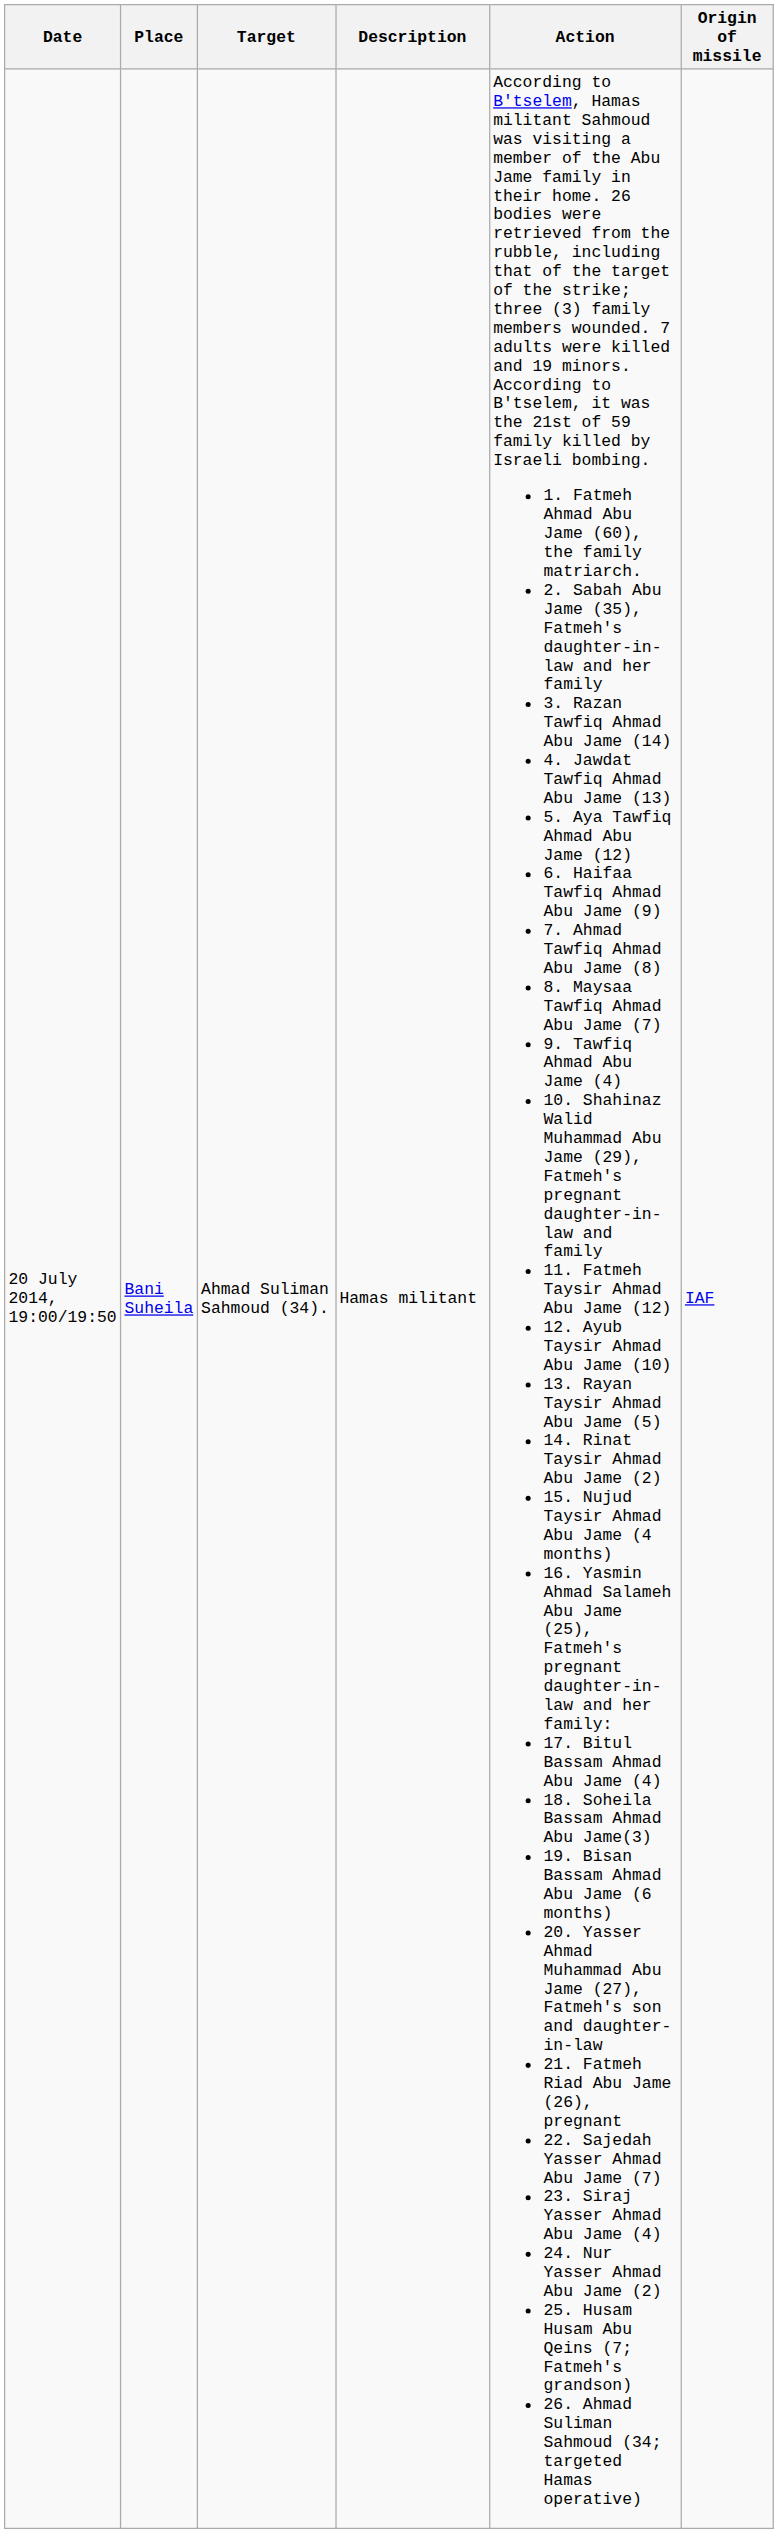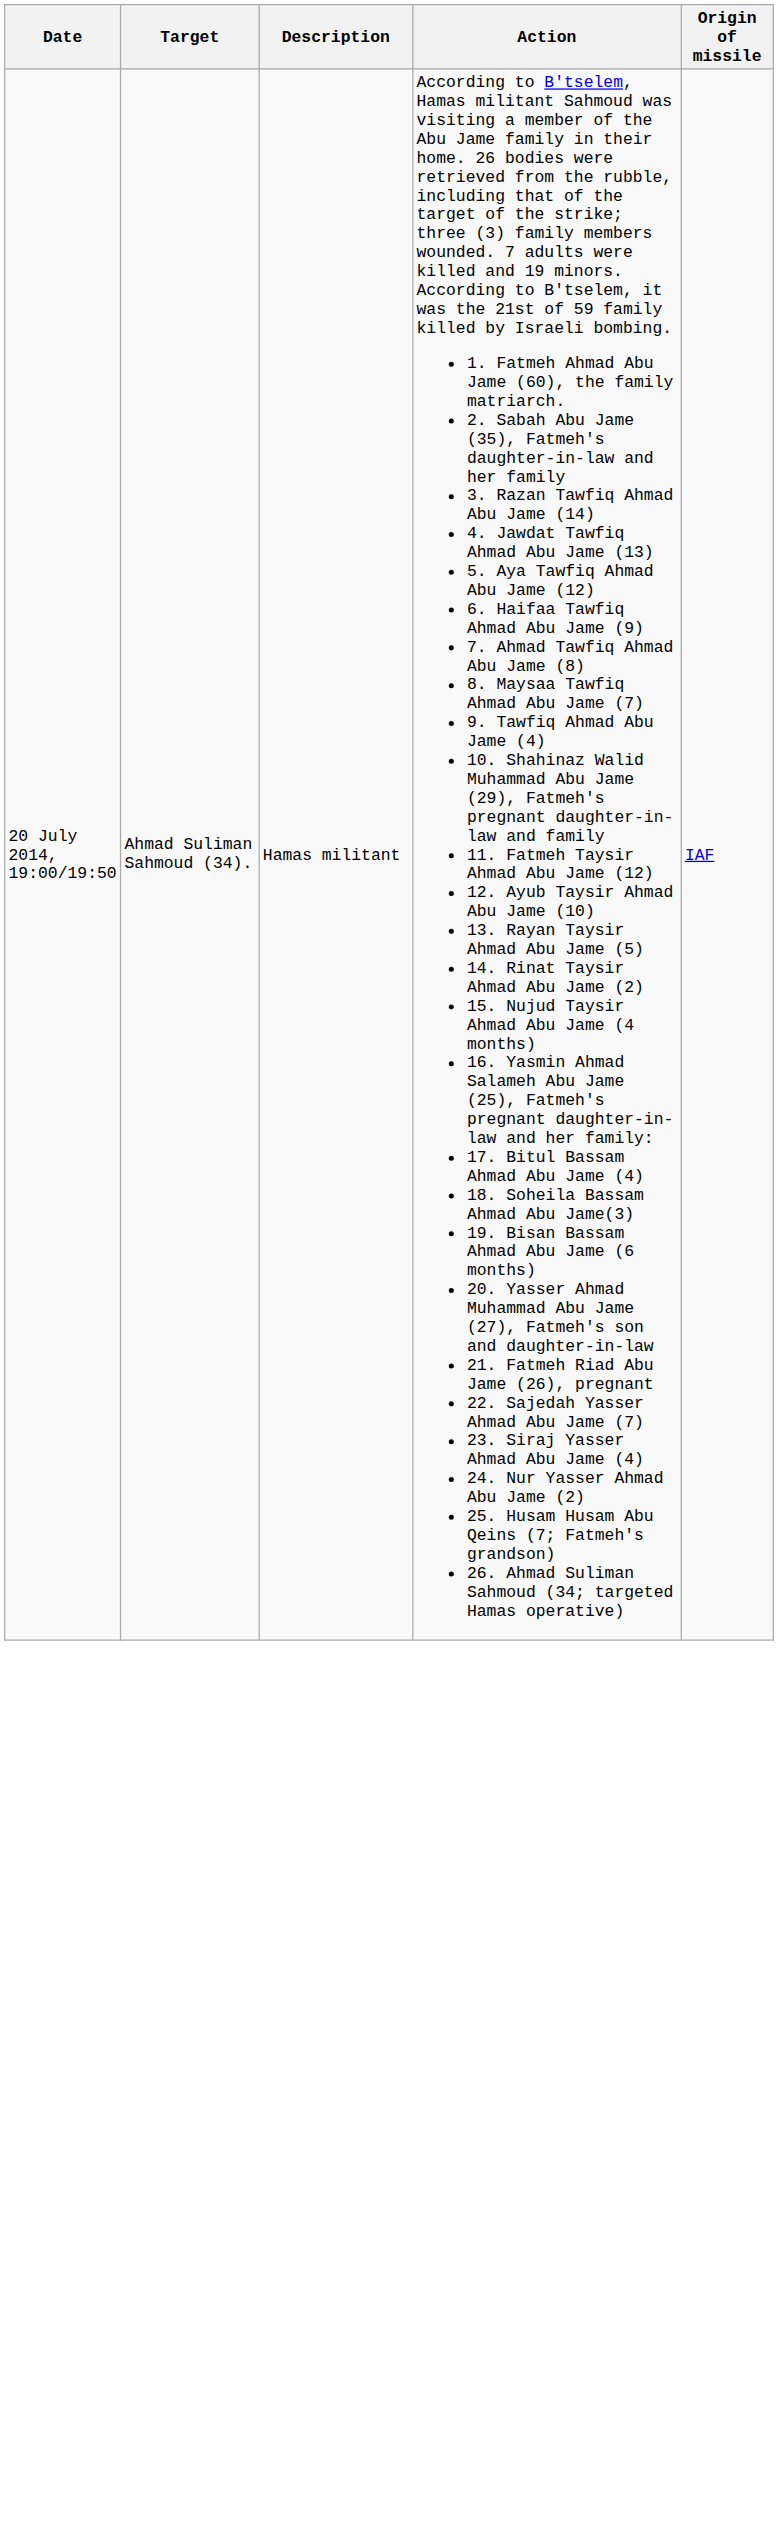- column: (159, 37)
